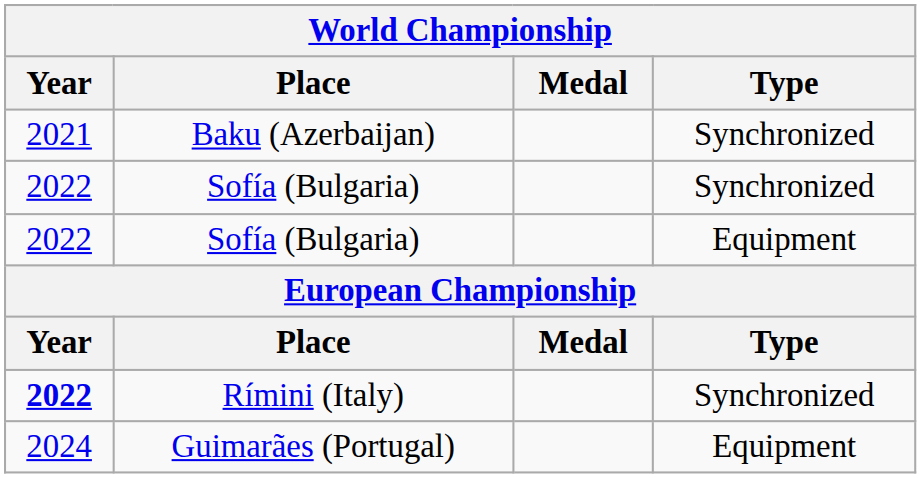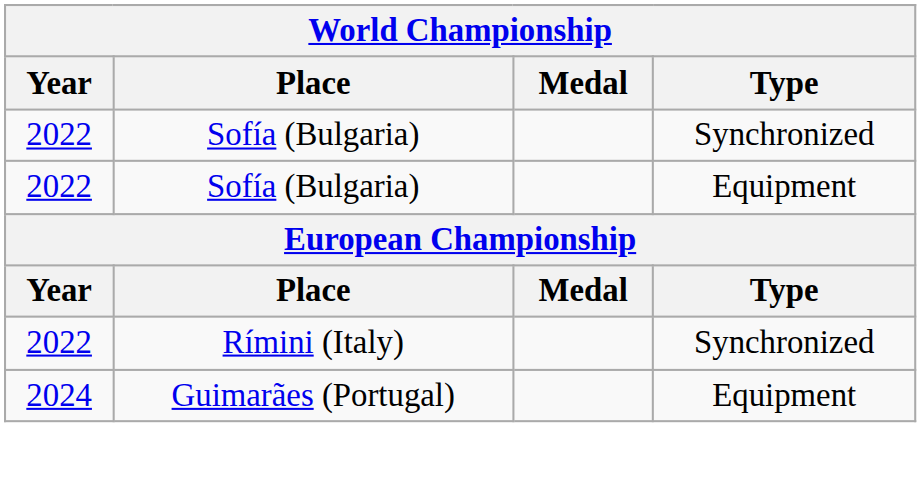- row: (313, 134)
(59, 394) bold -> (59, 342) normal
